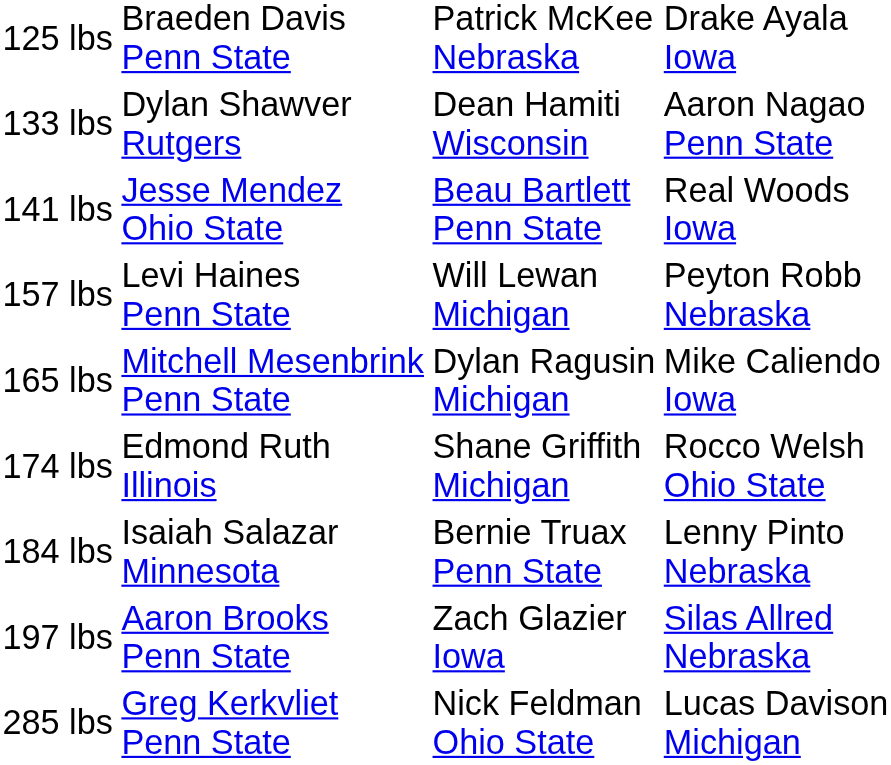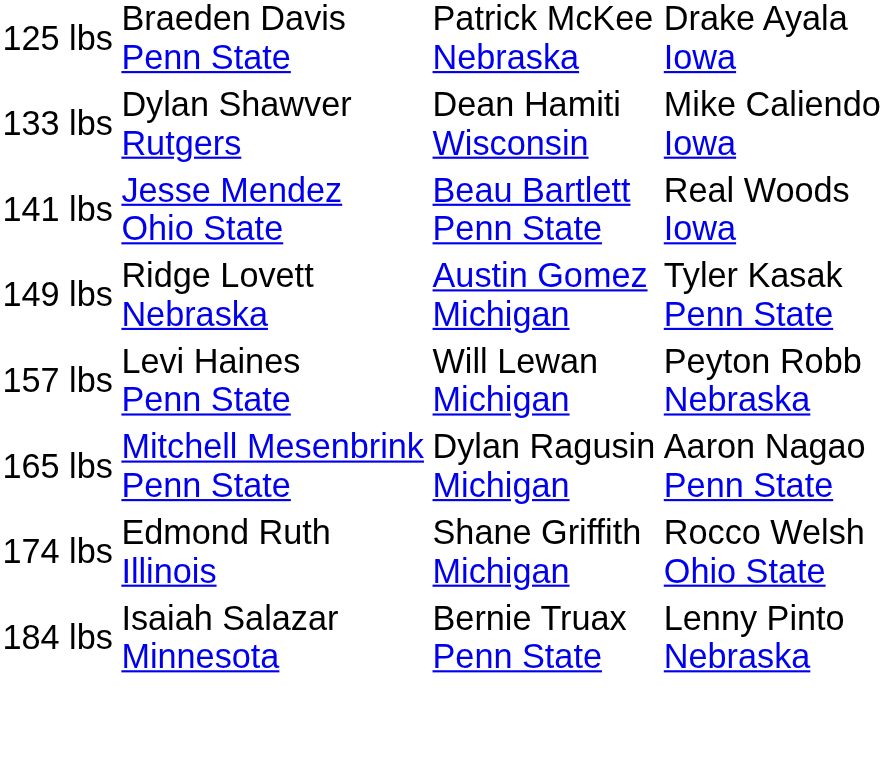(765, 123) Aaron Nagao Penn State -> (772, 123) Mike Caliendo Iowa
+ row: (58, 295)
(772, 380) Mike Caliendo Iowa -> (765, 466) Aaron Nagao Penn State
- row: (58, 637)
- row: (58, 723)
